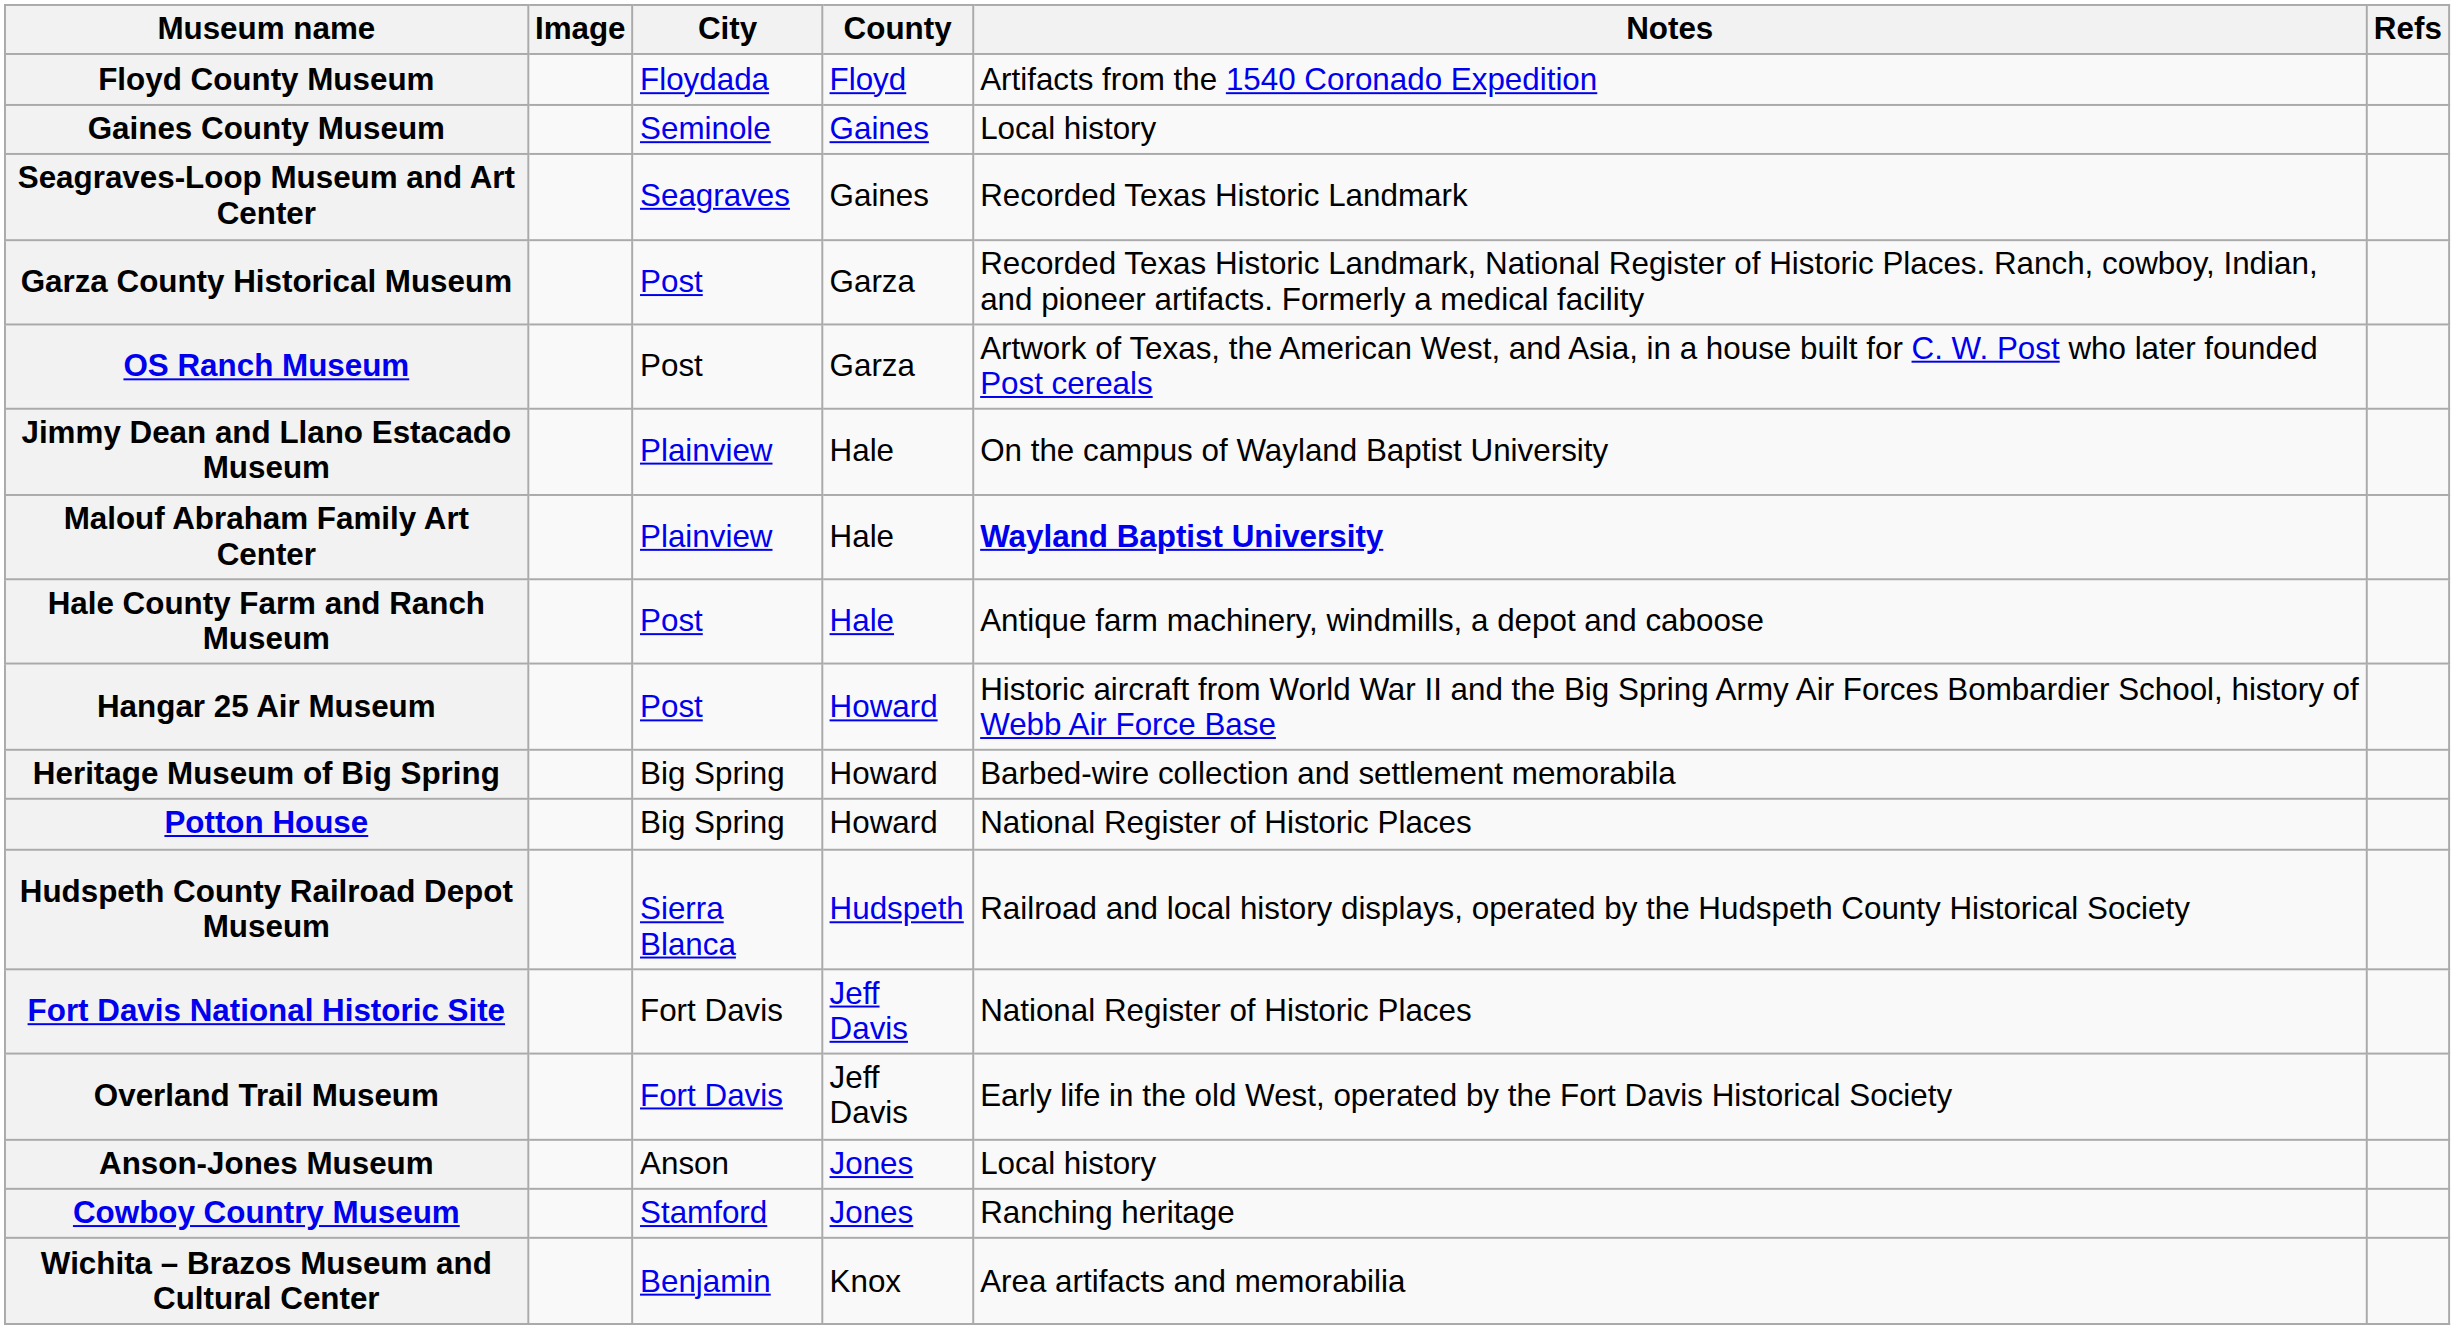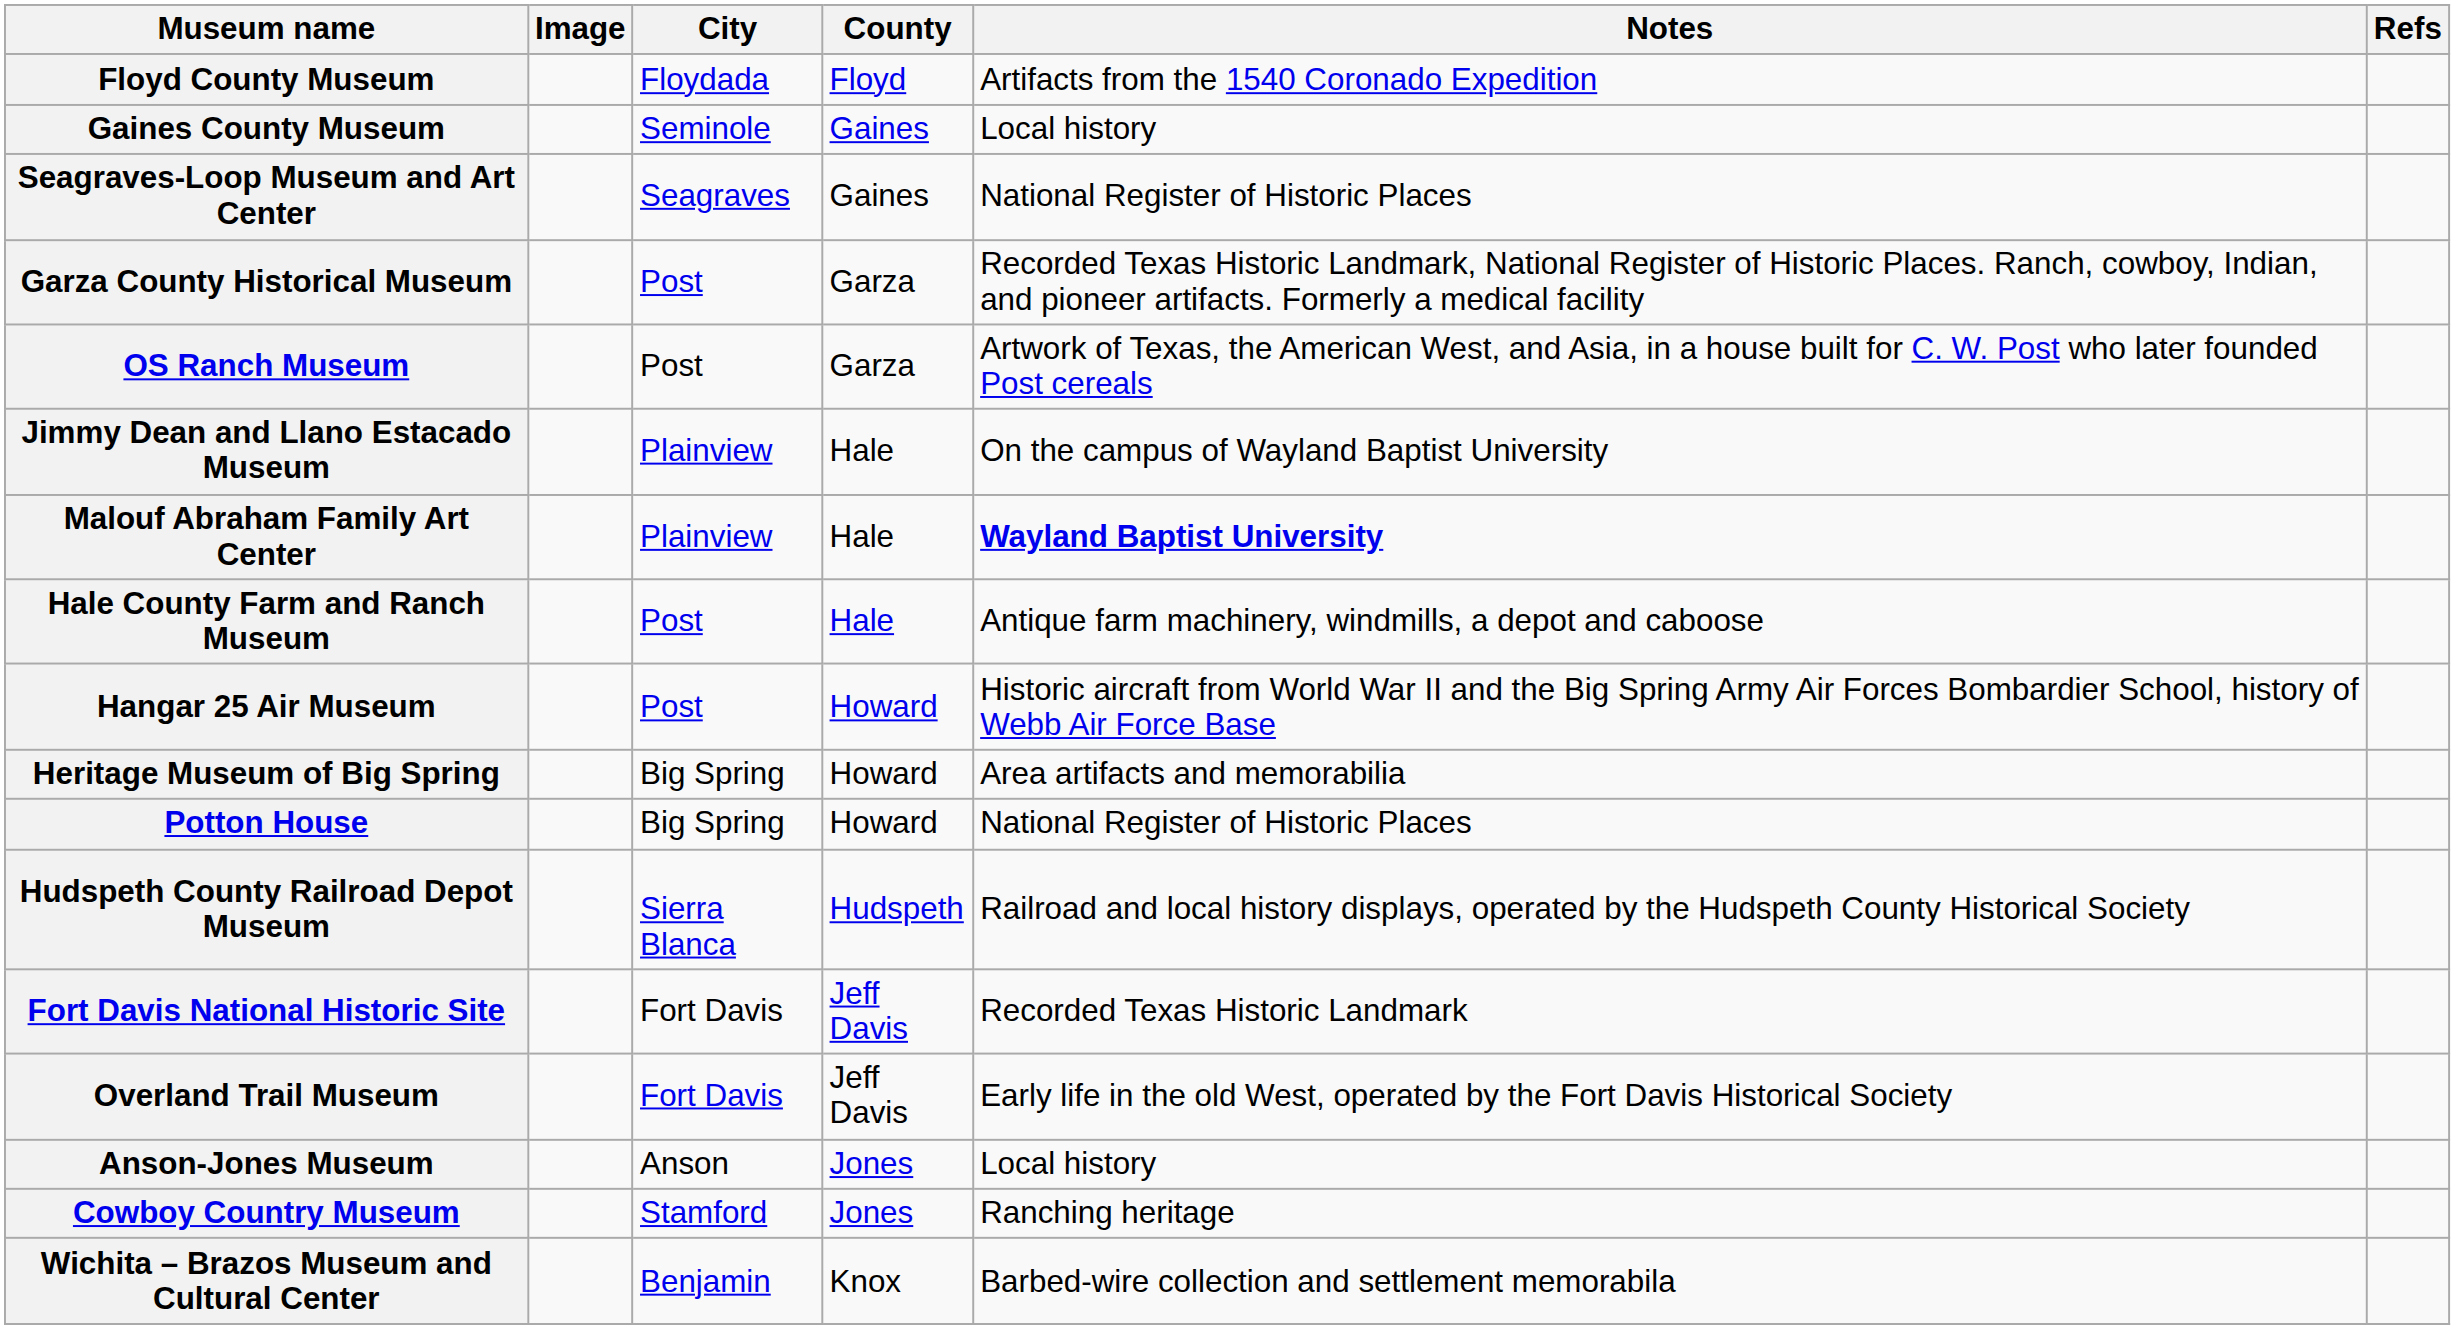(1224, 196) Recorded Texas Historic Landmark -> (1226, 196) National Register of Historic Places
(1328, 773) Barbed-wire collection and settlement memorabila -> (1193, 773) Area artifacts and memorabilia
(1226, 1011) National Register of Historic Places -> (1224, 1011) Recorded Texas Historic Landmark
(1193, 1280) Area artifacts and memorabilia -> (1328, 1280) Barbed-wire collection and settlement memorabila
